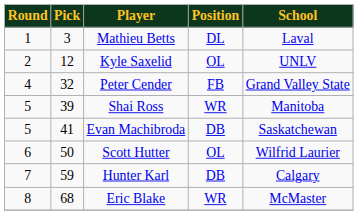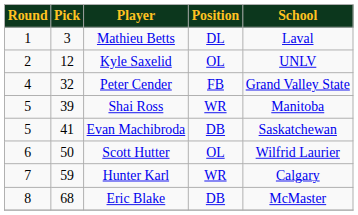(215, 175) DB -> (215, 175) WR
(215, 198) WR -> (215, 198) DB
